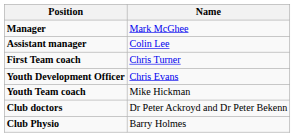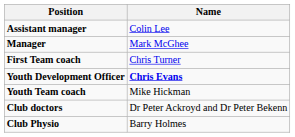rows swapped: (26, 28) <-> (47, 44)
(154, 76) normal -> (156, 76) bold
